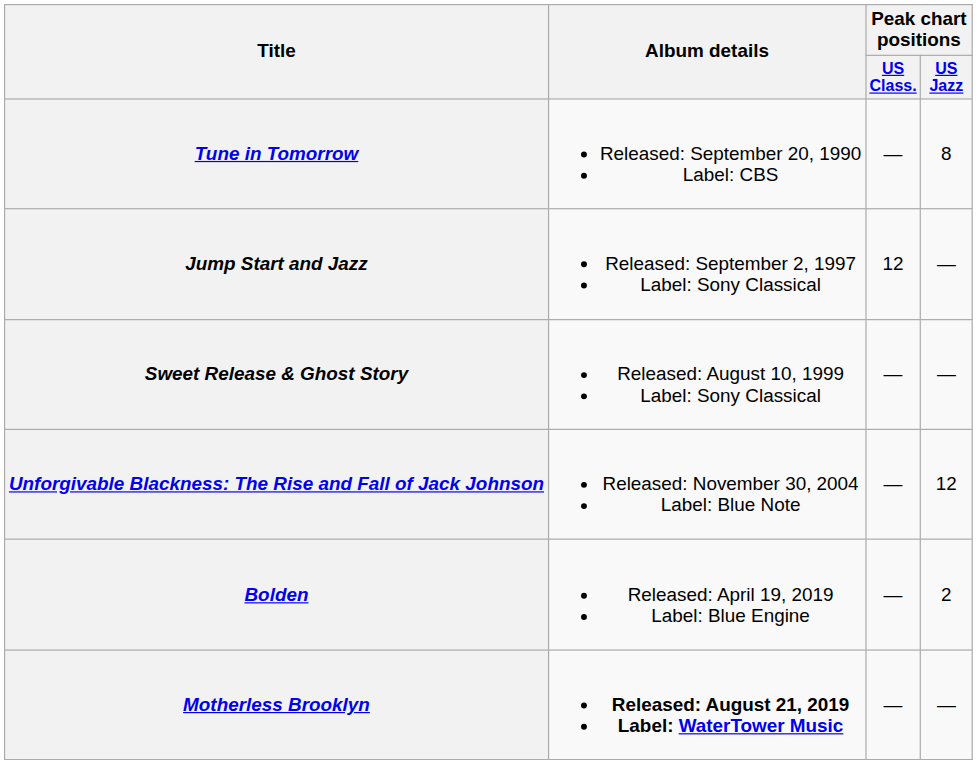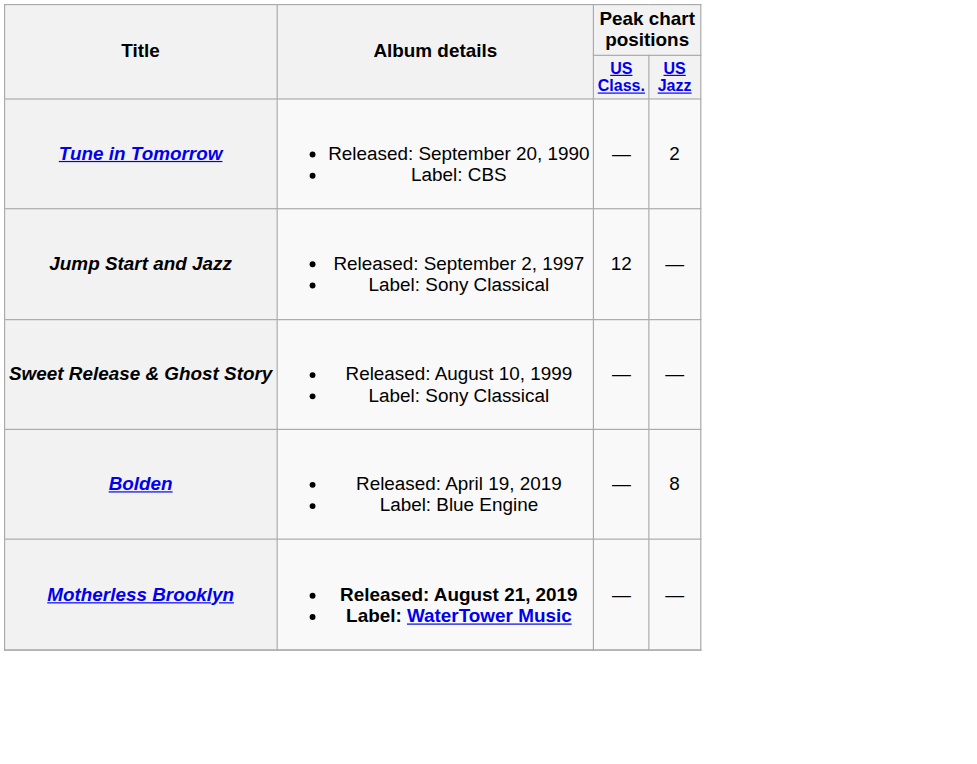(946, 153) 8 -> (675, 153) 2
- row: (276, 484)
(946, 594) 2 -> (675, 484) 8
